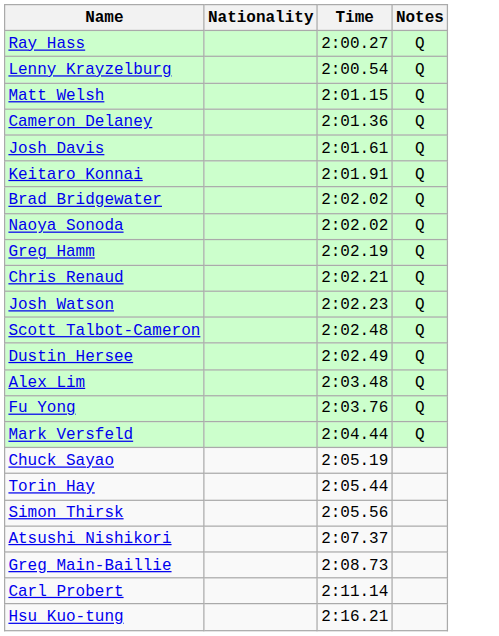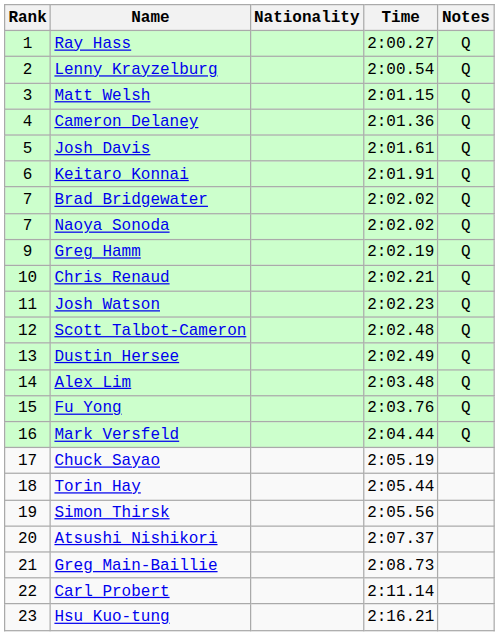+ column: (28, 18)
